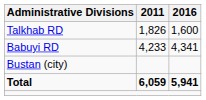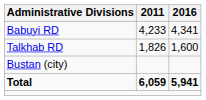rows swapped: (33, 47) <-> (35, 30)
